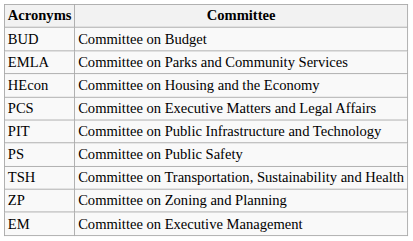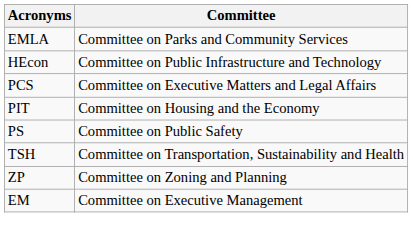- row: (23, 39)
(199, 85) Committee on Housing and the Economy -> (230, 62) Committee on Public Infrastructure and Technology
(230, 131) Committee on Public Infrastructure and Technology -> (199, 108) Committee on Housing and the Economy
